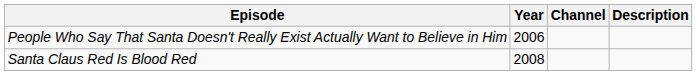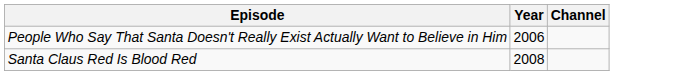- column: (650, 15)
